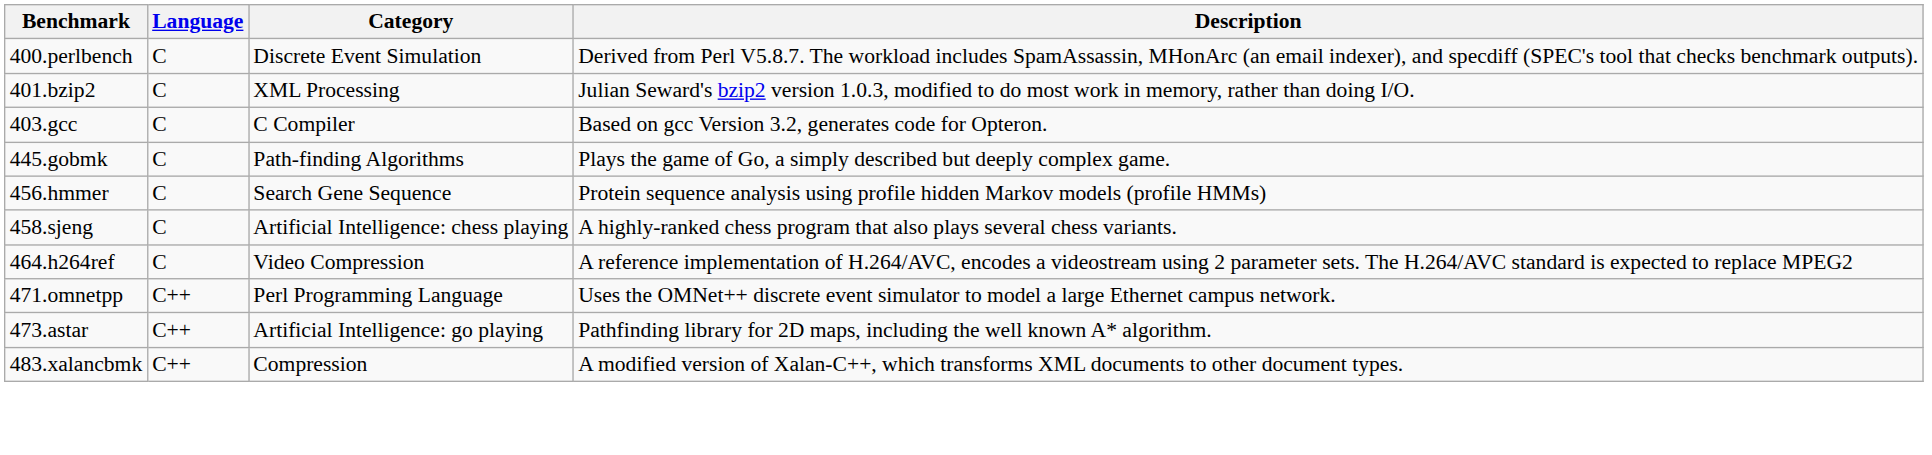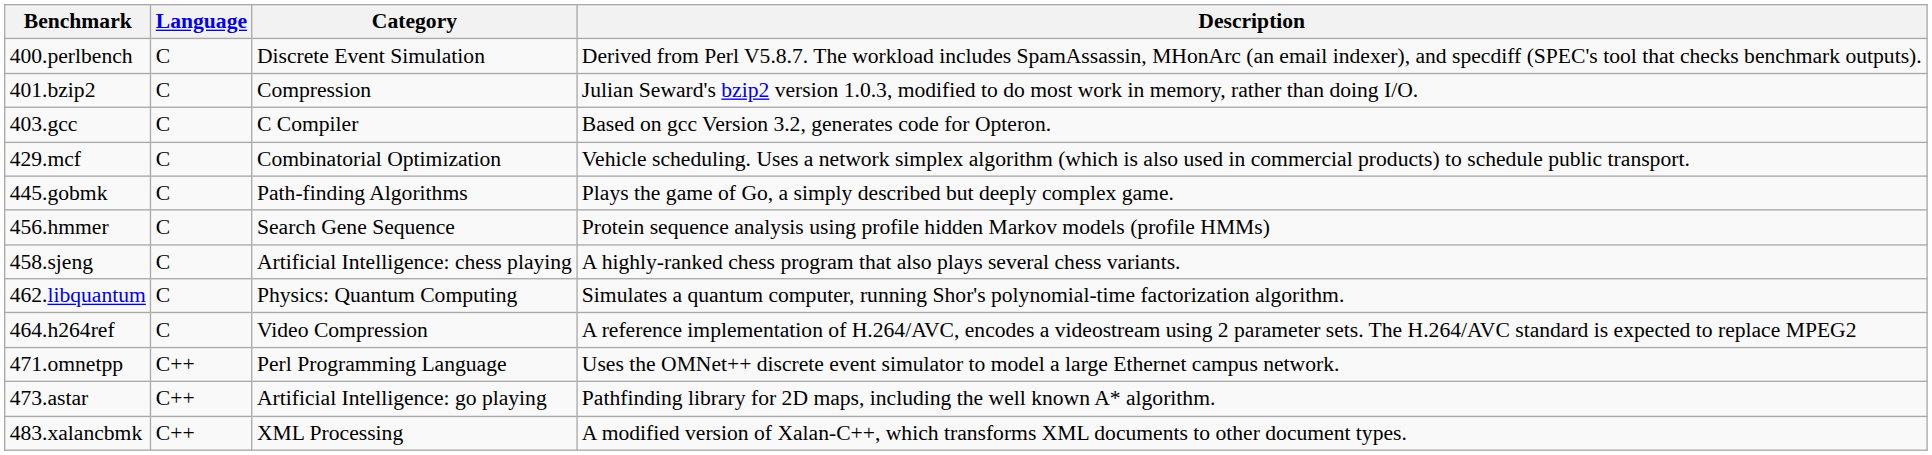(326, 90) XML Processing -> (314, 90) Compression
+ row: (45, 158)
+ row: (78, 295)
(310, 364) Compression -> (330, 432) XML Processing
